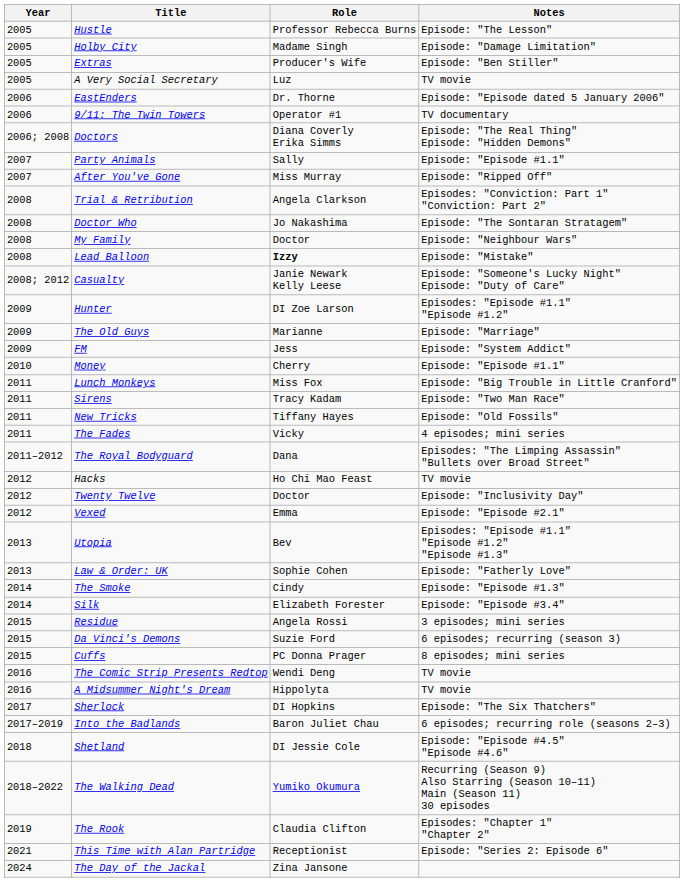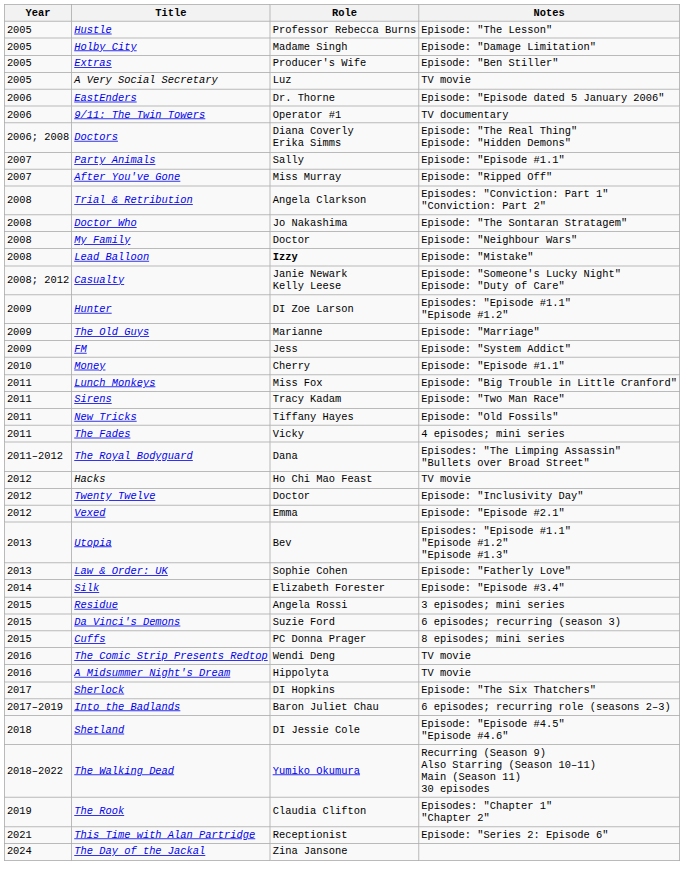- row: (102, 588)
